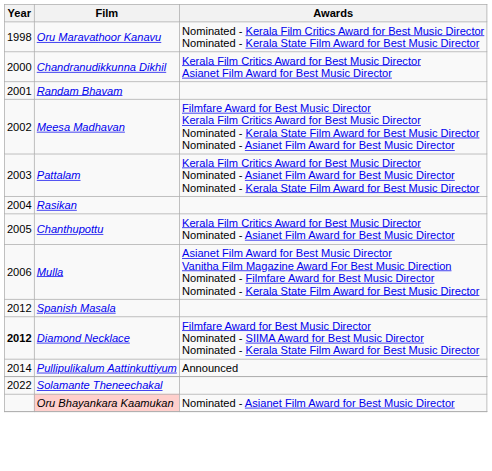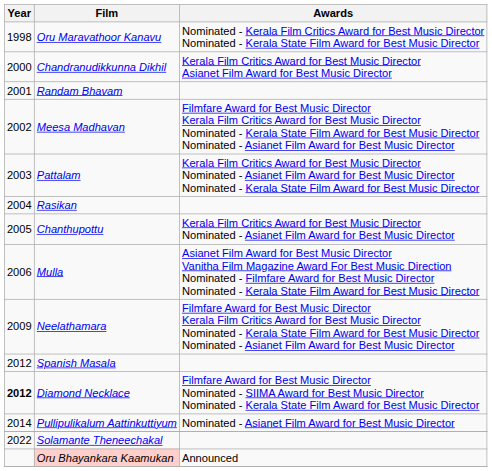+ row: (72, 327)
(210, 368) Announced -> (318, 423) Nominated - Asianet Film Award for Best Music Director
(318, 403) Nominated - Asianet Film Award for Best Music Director -> (210, 458) Announced
